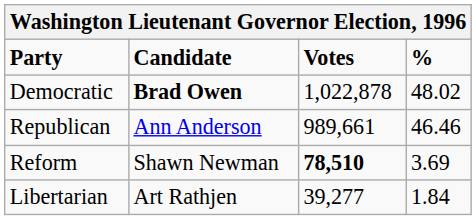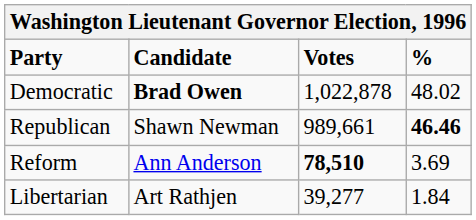(198, 127) Ann Anderson -> (206, 127) Shawn Newman
(436, 127) normal -> (436, 127) bold
(206, 162) Shawn Newman -> (198, 162) Ann Anderson
